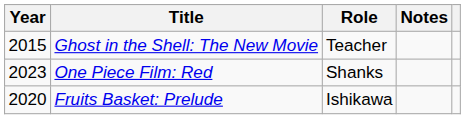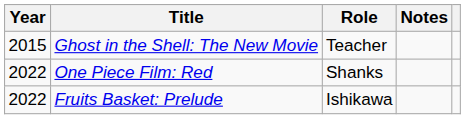(28, 72) 2023 -> (28, 72) 2022
(28, 99) 2020 -> (28, 99) 2022
